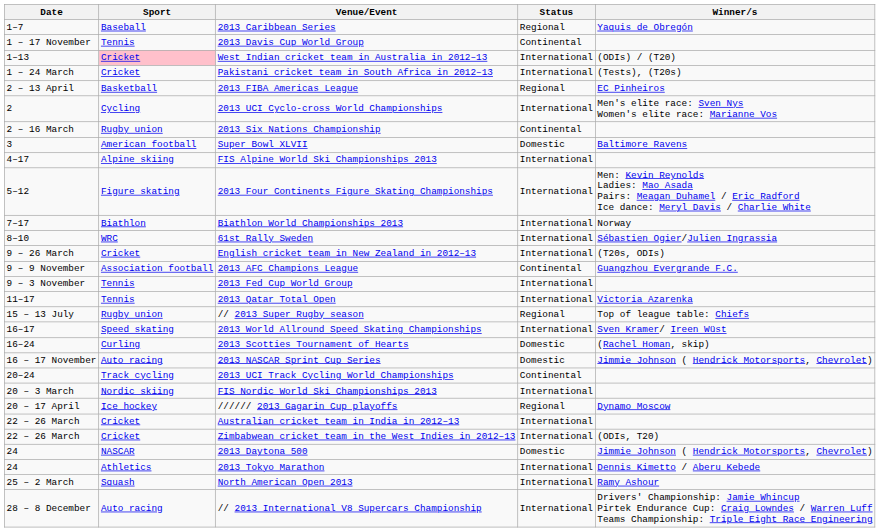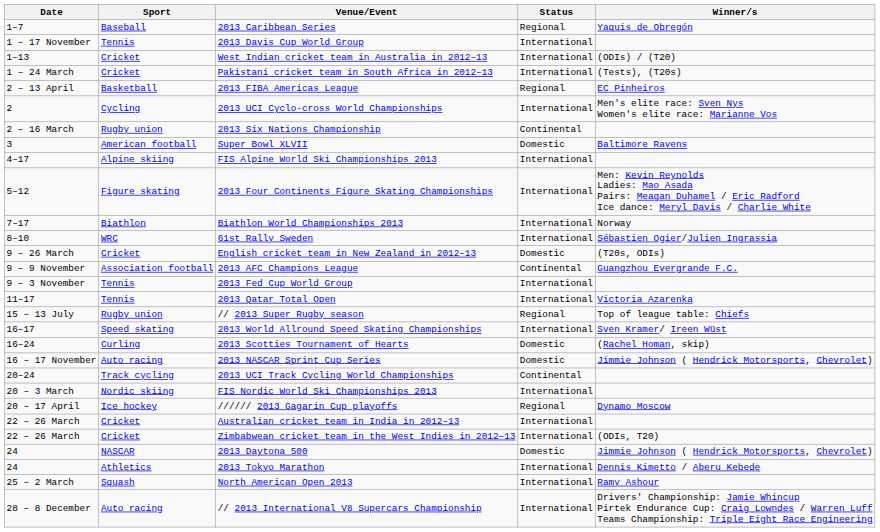(551, 42) Continental -> (556, 42) International
(121, 58) pink background -> (121, 58) no background
(556, 254) International -> (542, 254) Domestic
